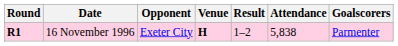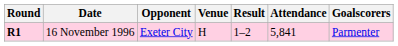(202, 31) bold -> (202, 31) normal
(283, 31) 5,838 -> (283, 31) 5,841
